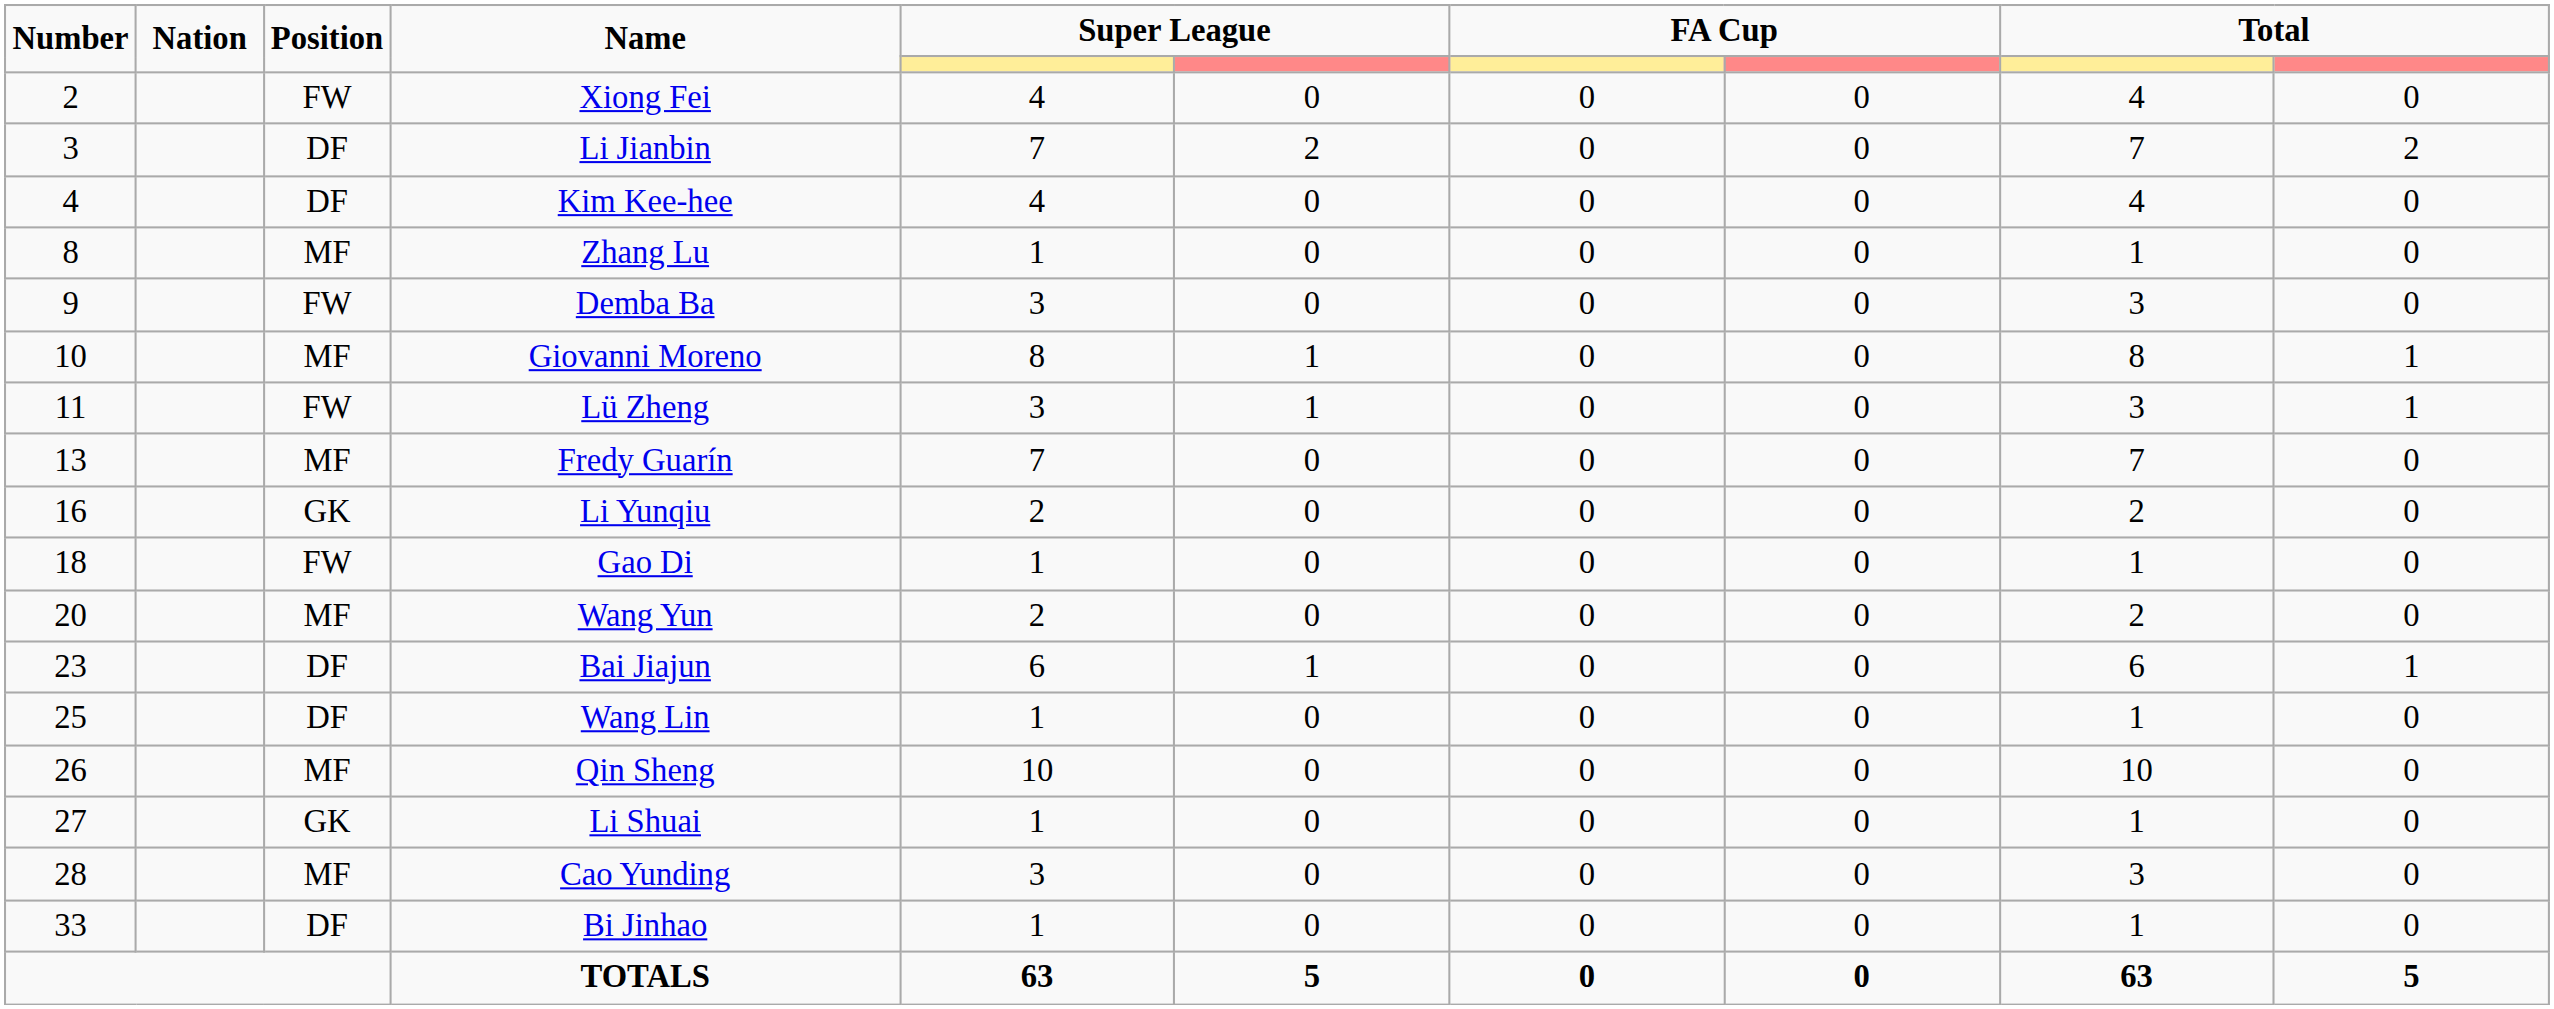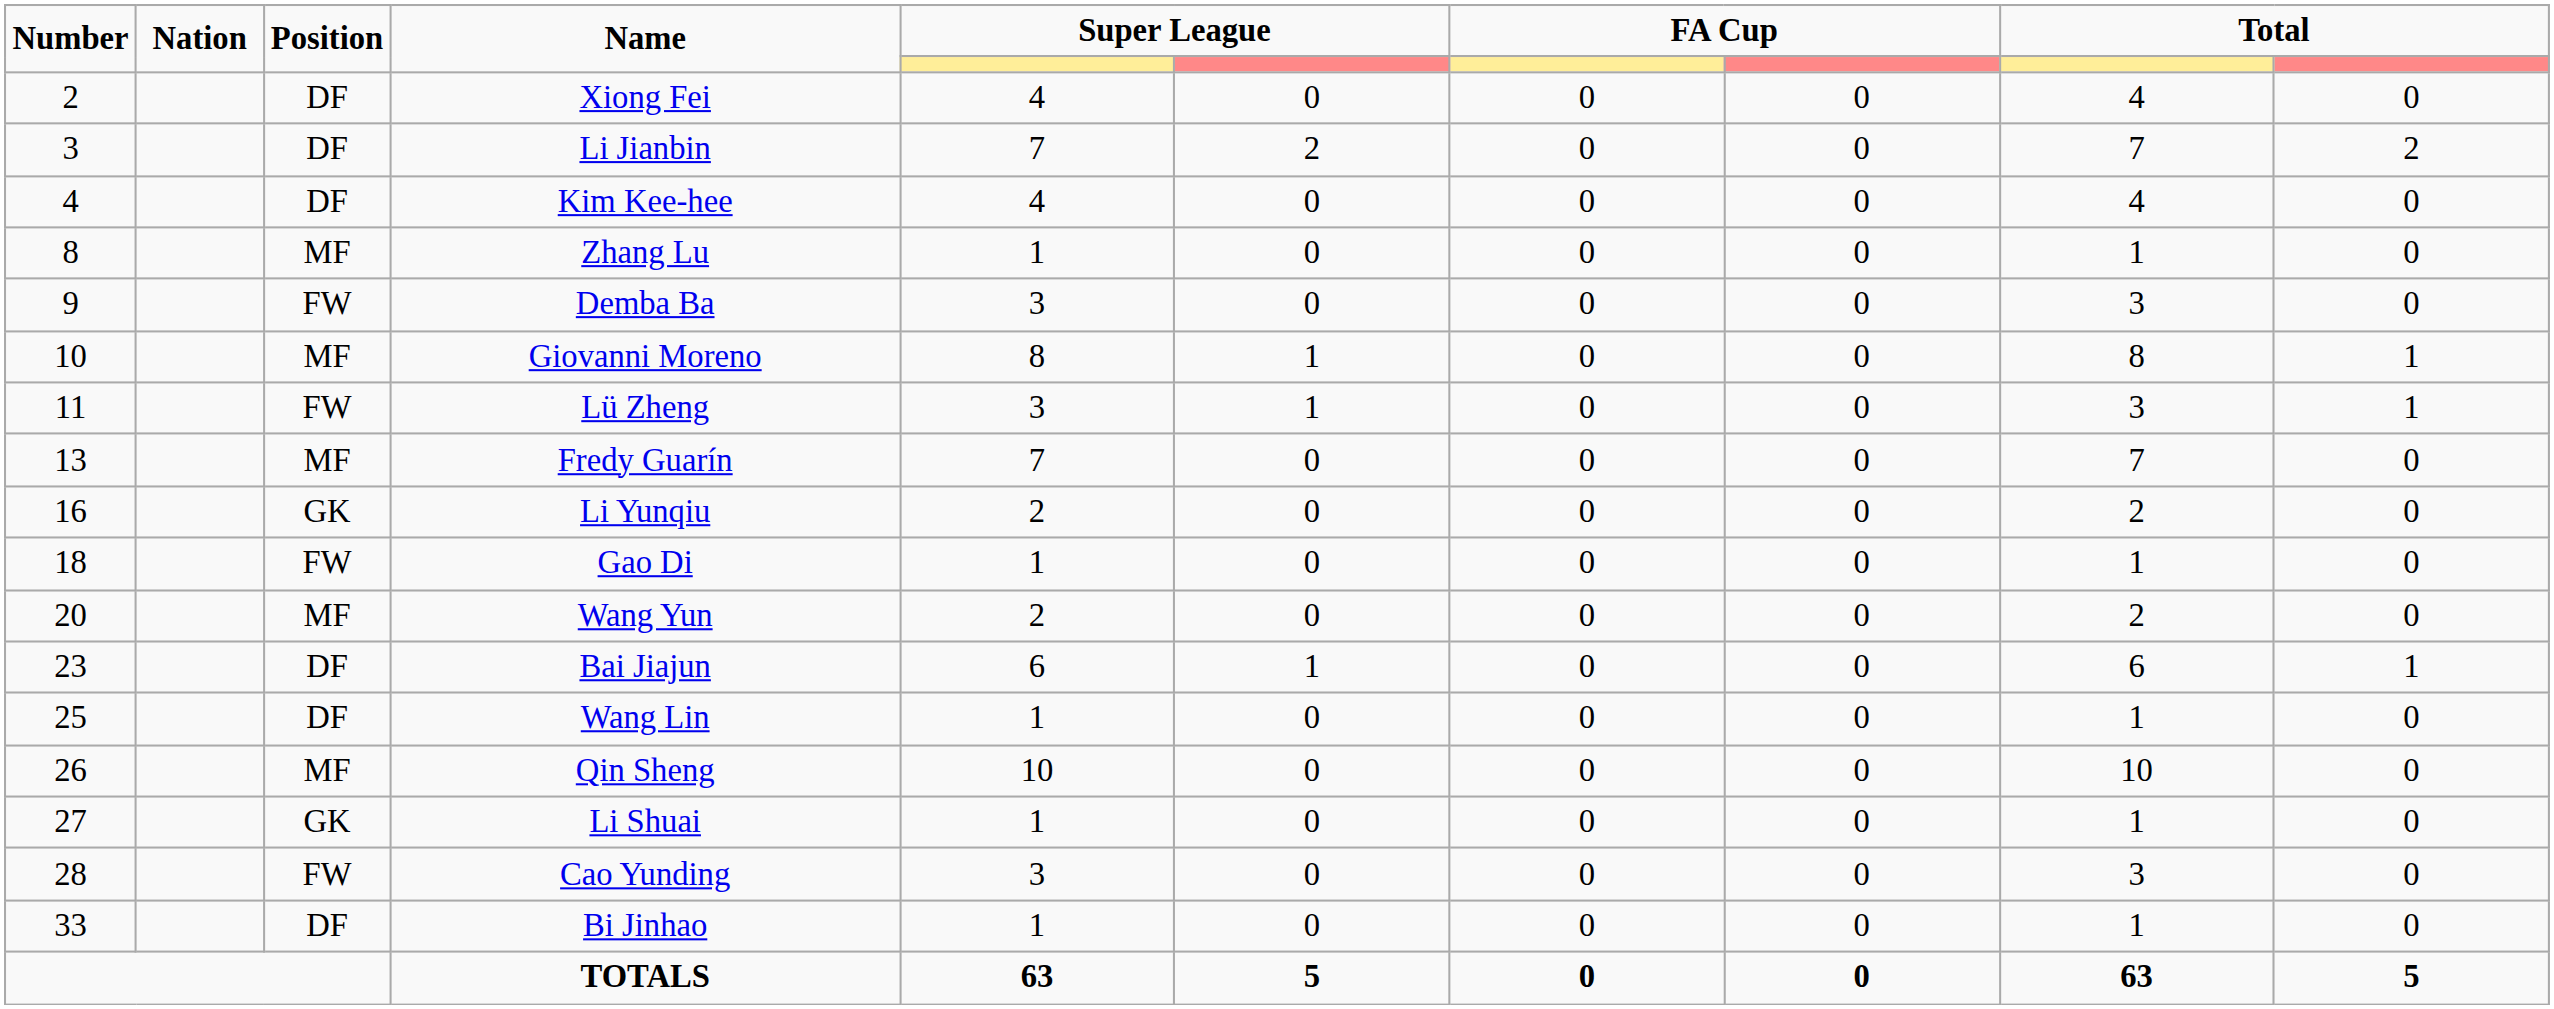(327, 97) FW -> (327, 97) DF
(327, 873) MF -> (327, 873) FW
